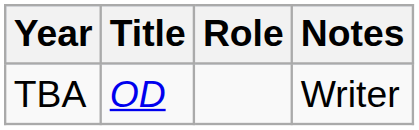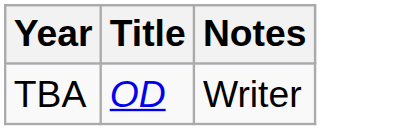- column: (243, 34)
